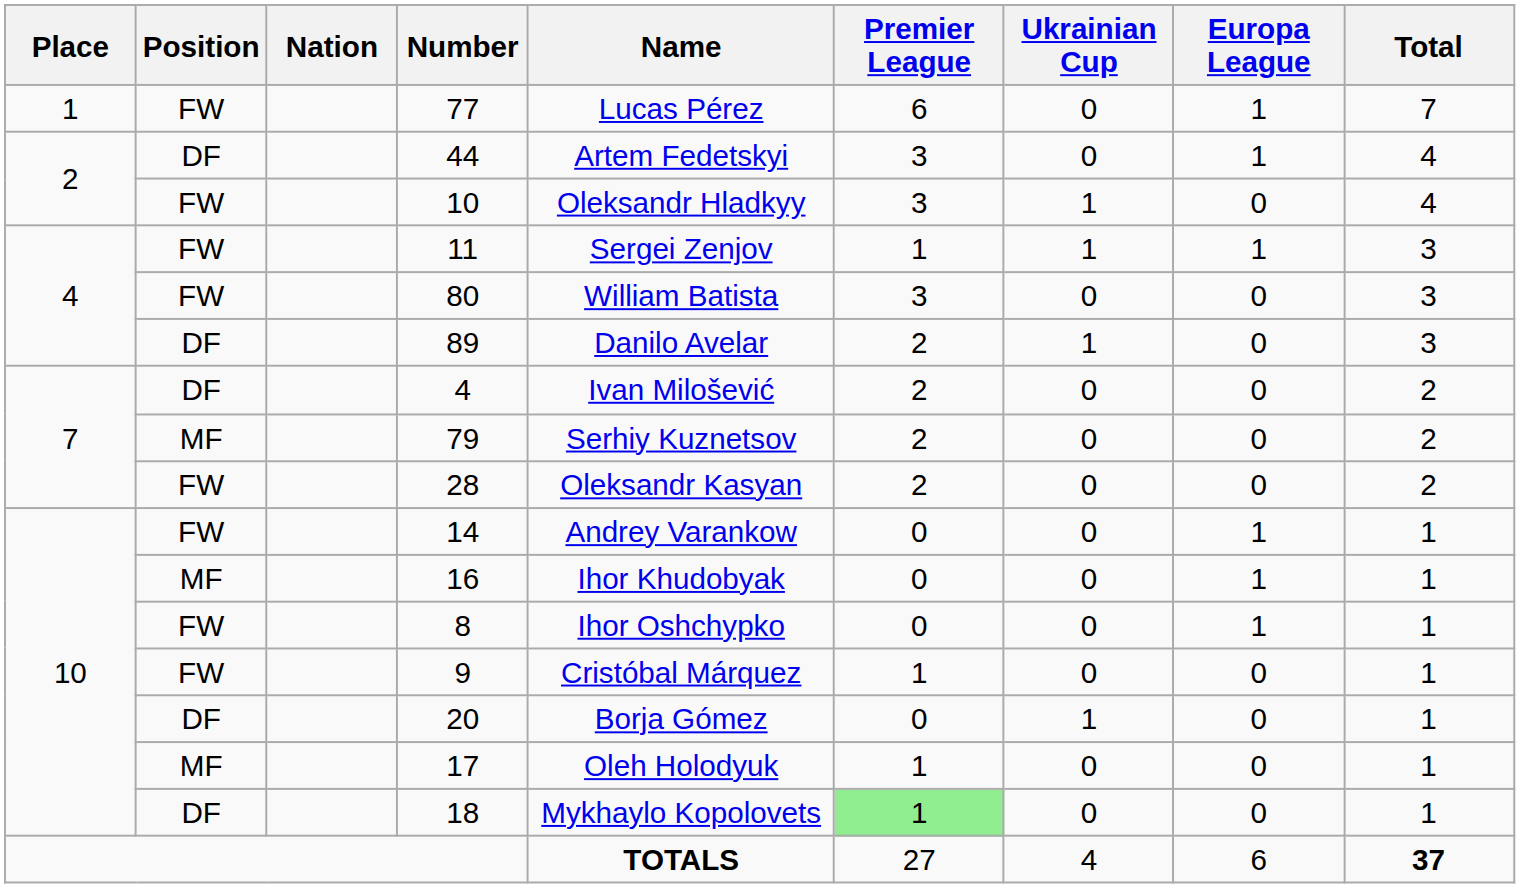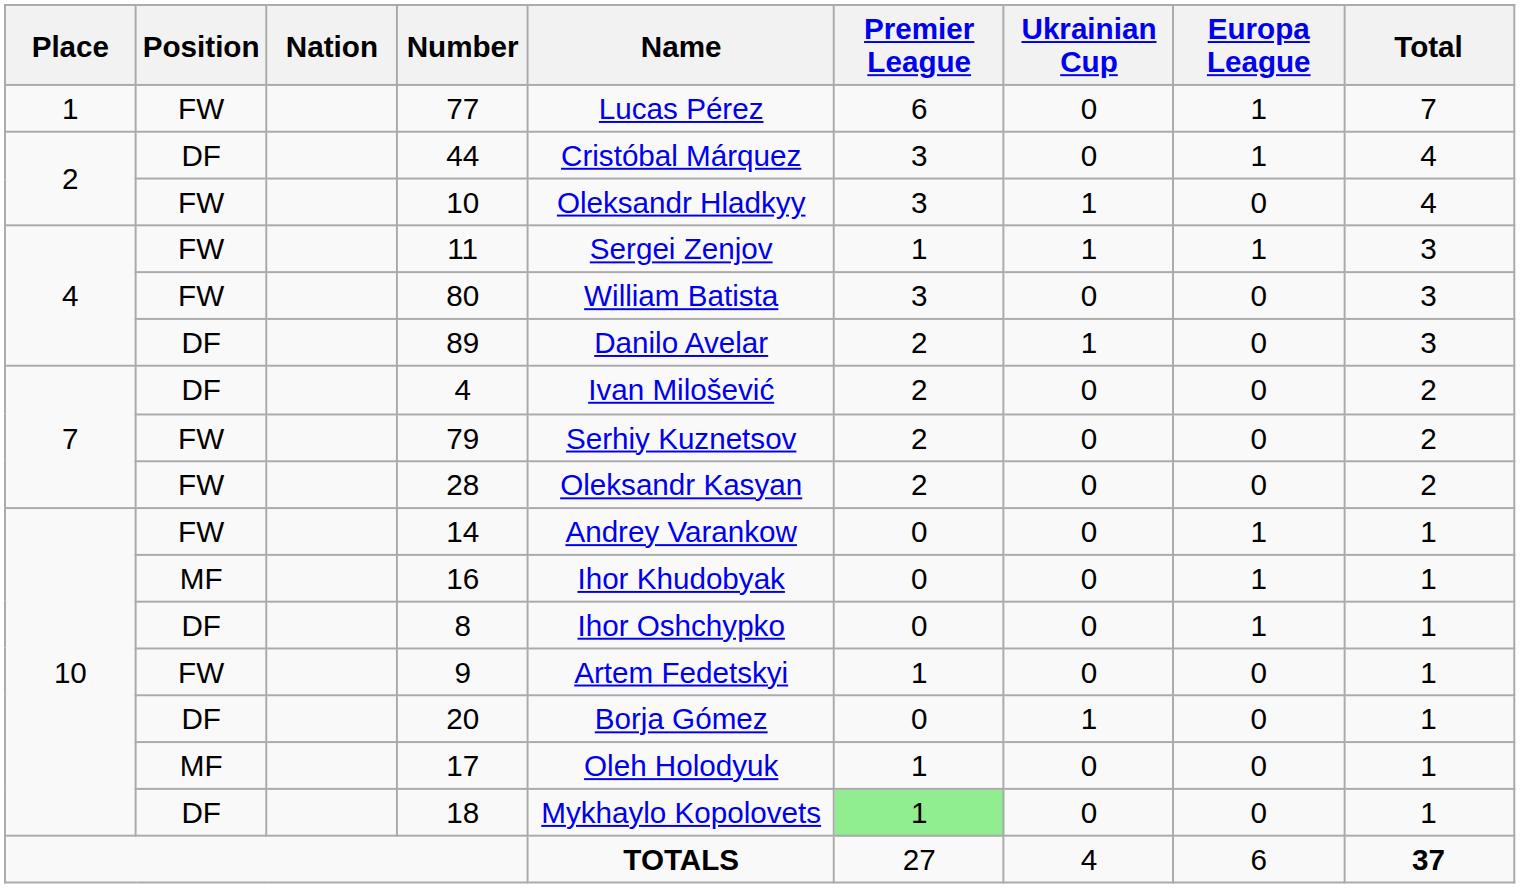(681, 156) Artem Fedetskyi -> (681, 156) Cristóbal Márquez
(201, 437) MF -> (201, 437) FW
(201, 625) FW -> (201, 625) DF
(681, 672) Cristóbal Márquez -> (681, 672) Artem Fedetskyi
